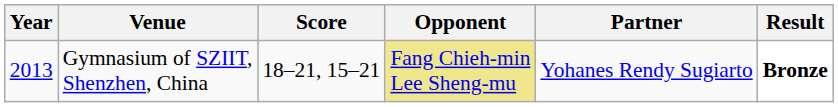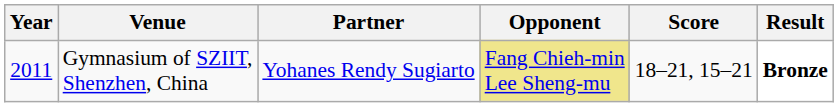columns swapped: (647, 22) <-> (321, 22)
(31, 70) 2013 -> (31, 70) 2011
